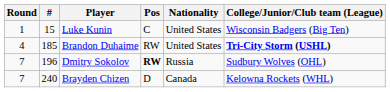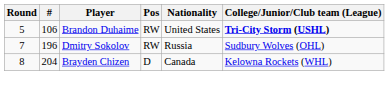- row: (87, 29)
(22, 45) 4 -> (22, 29) 5
(49, 45) 185 -> (49, 29) 106
(152, 62) bold -> (151, 45) normal
(22, 78) 7 -> (22, 62) 8
(49, 78) 240 -> (49, 62) 204
